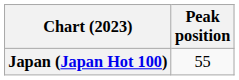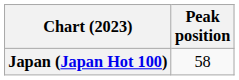(203, 61) 55 -> (203, 61) 58
